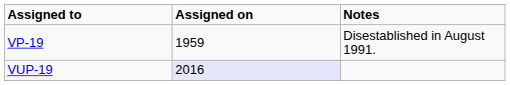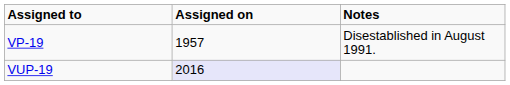(190, 42) 1959 -> (190, 42) 1957
